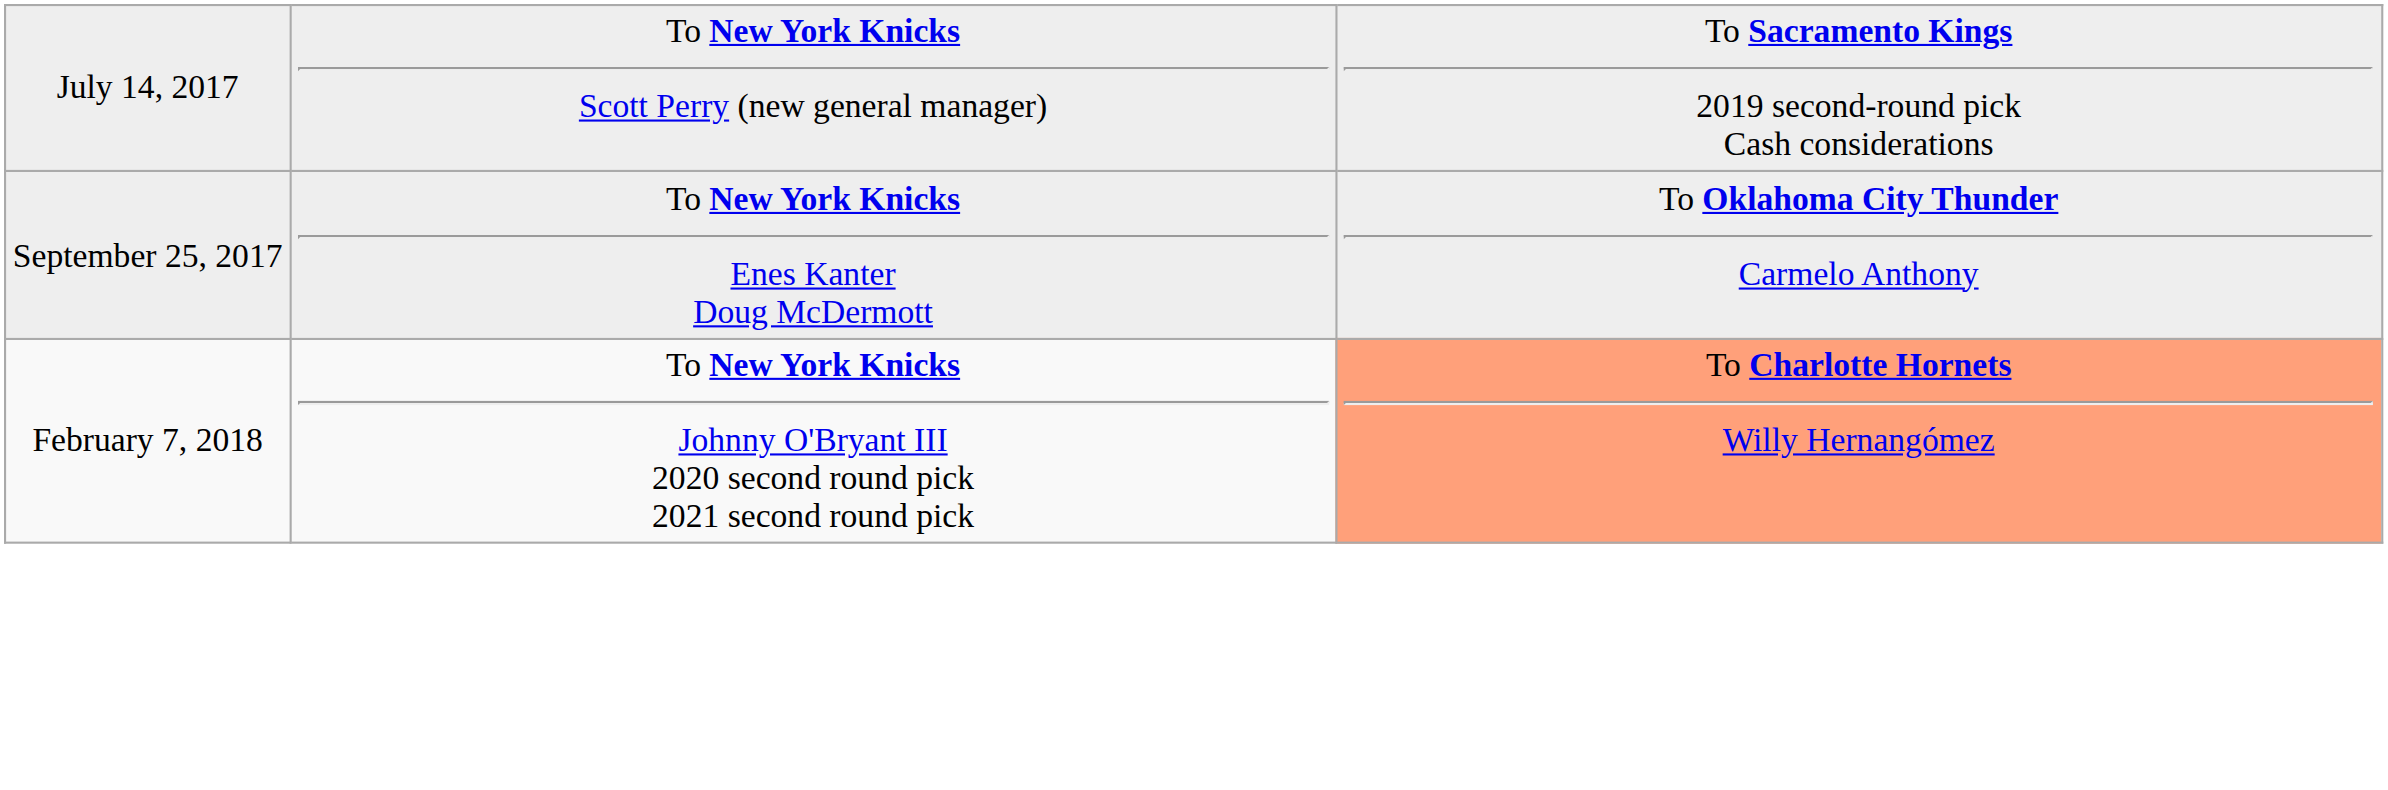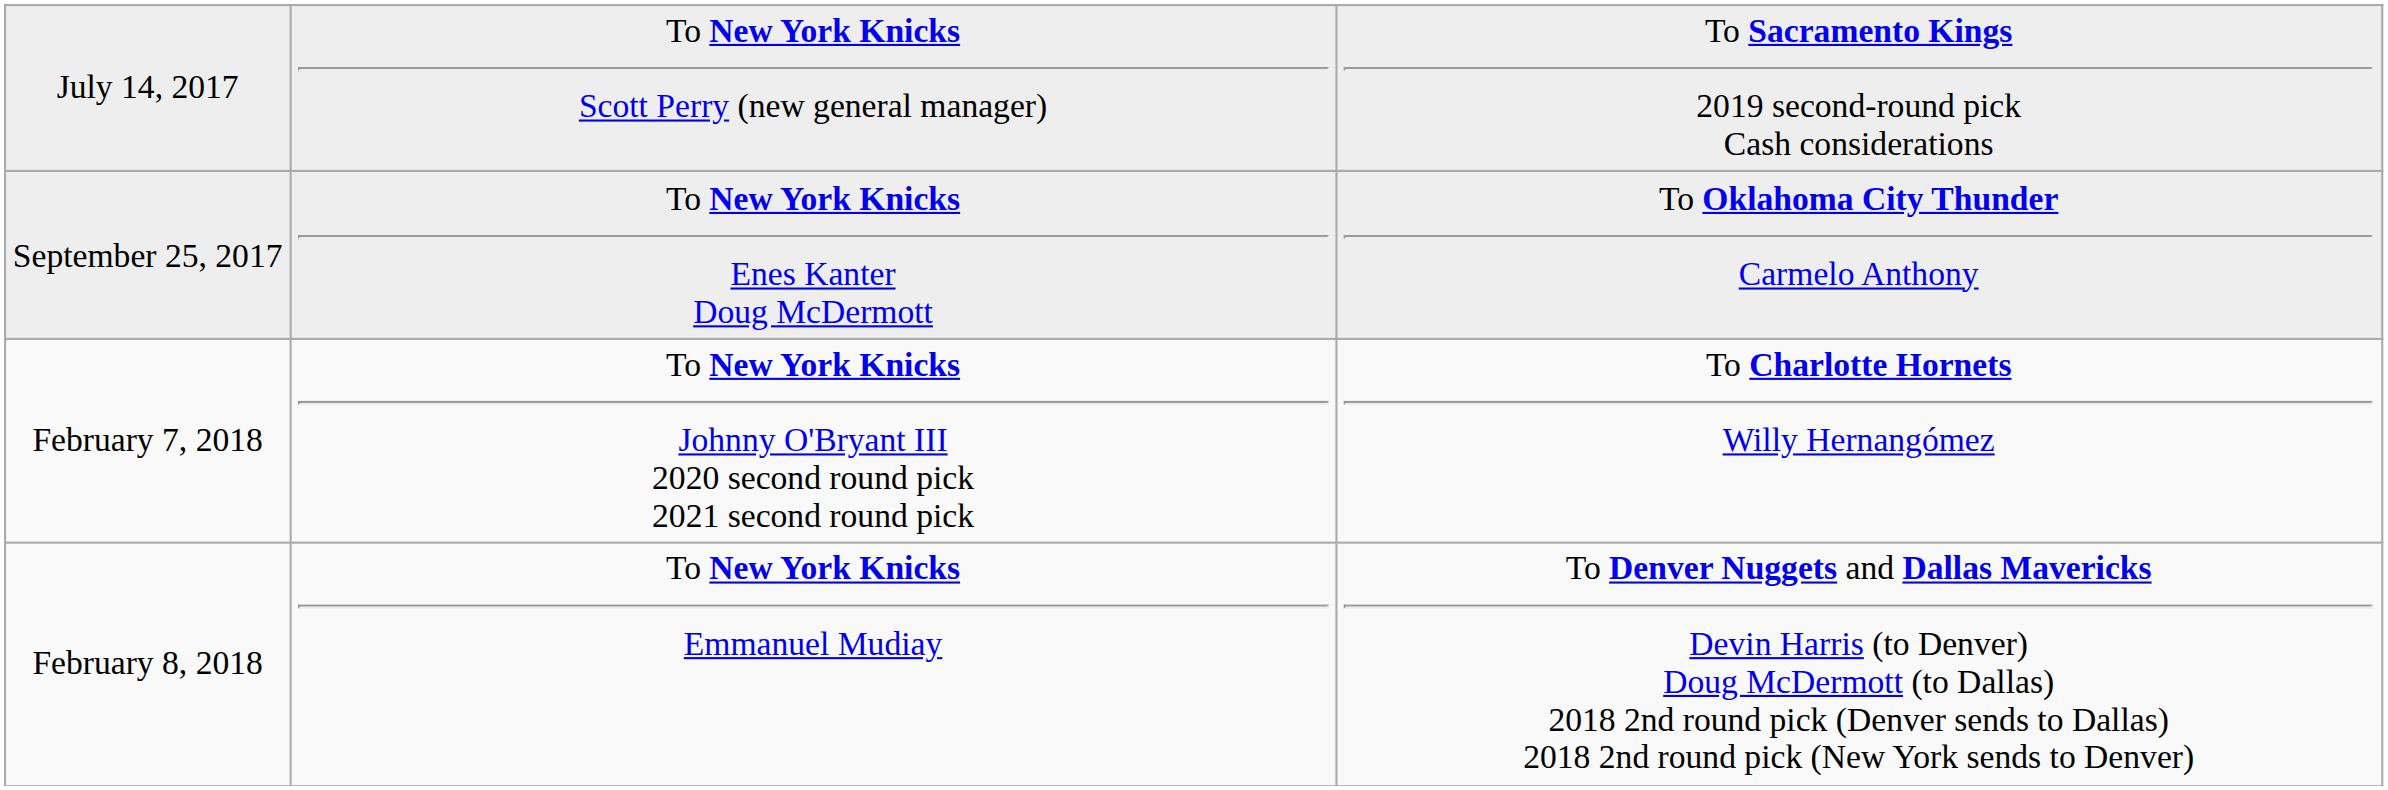(1859, 402) lightsalmon background -> (1859, 402) no background
+ row: (148, 663)
